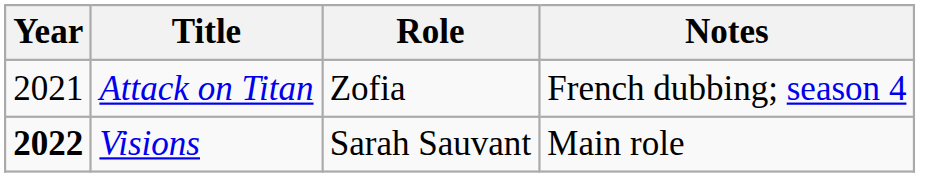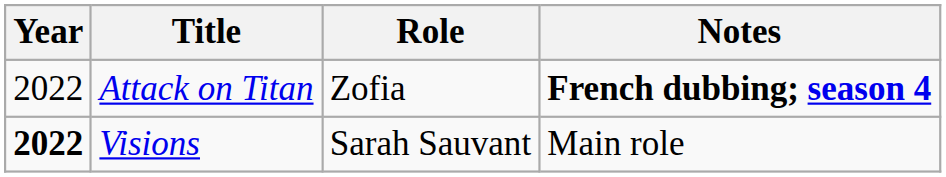(48, 87) 2021 -> (48, 87) 2022
(727, 87) normal -> (739, 87) bold
